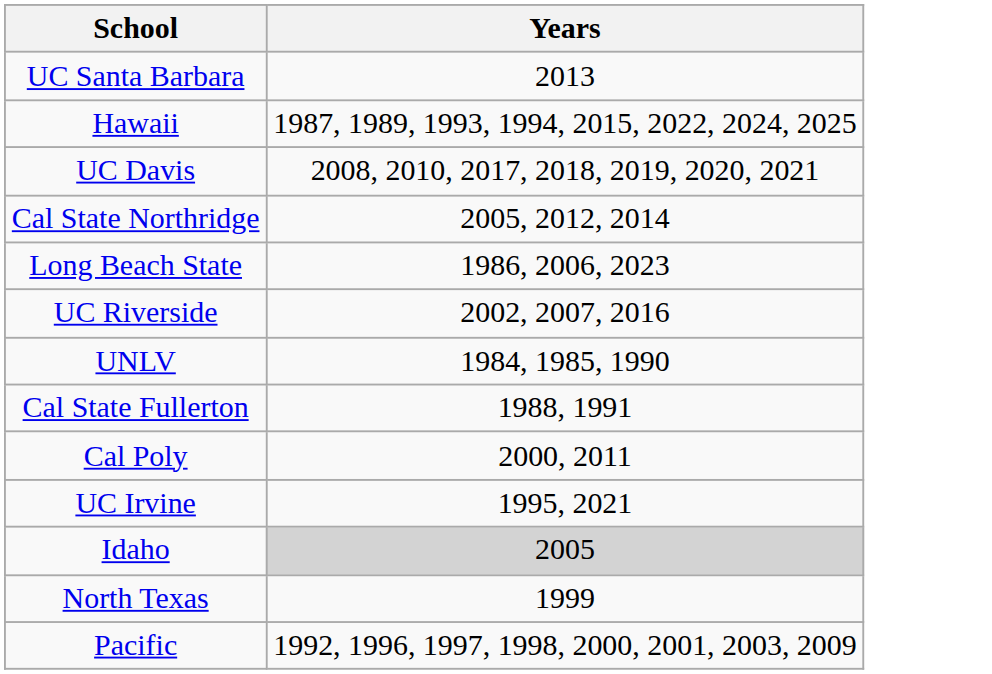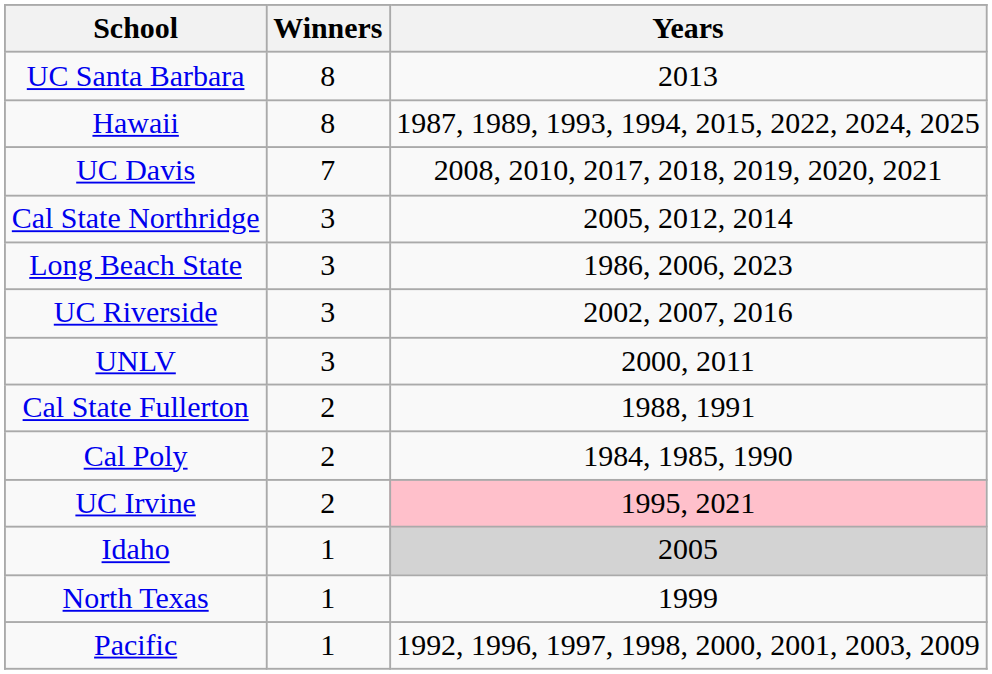+ column: (328, 28)
(565, 360) 1984, 1985, 1990 -> (688, 360) 2000, 2011
(565, 455) 2000, 2011 -> (688, 455) 1984, 1985, 1990
(565, 502) no background -> (688, 502) pink background
